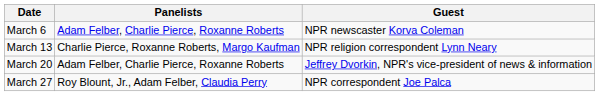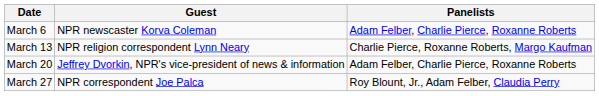columns swapped: (448, 13) <-> (178, 13)
